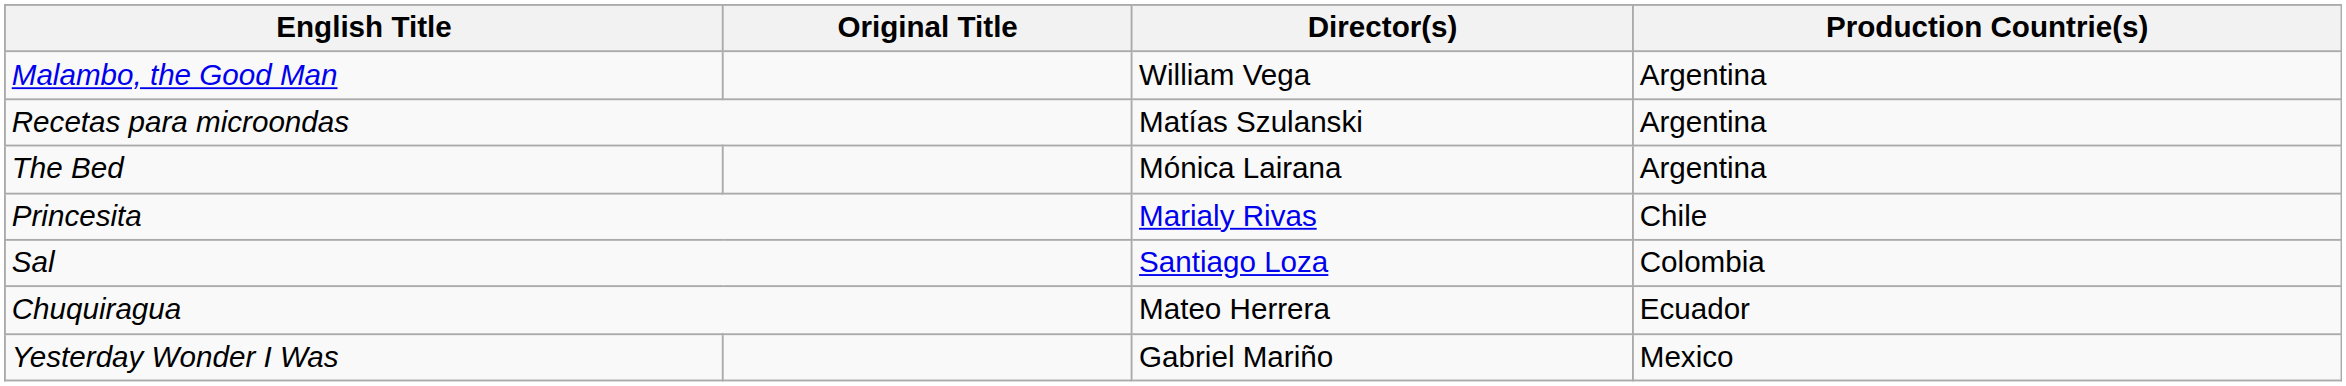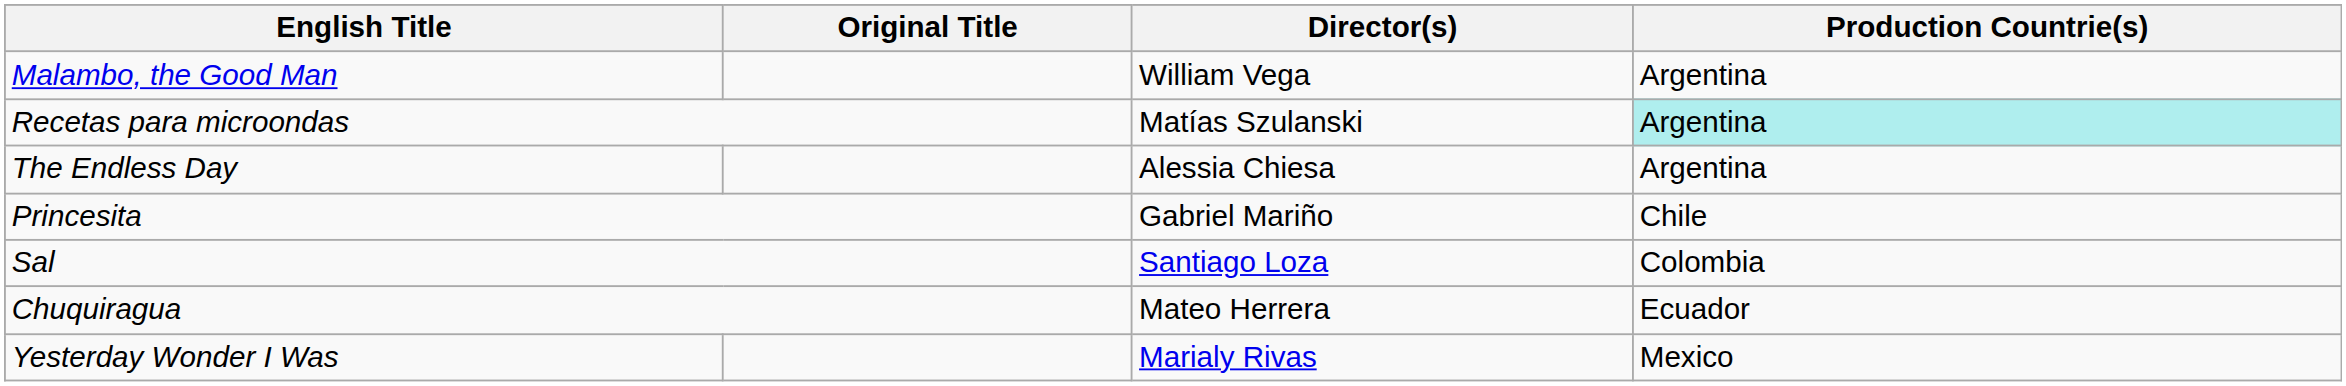(1703, 121) no background -> (1703, 121) paleturquoise background
- row: (68, 168)
+ row: (124, 168)
(1228, 215) Marialy Rivas -> (1236, 215) Gabriel Mariño
(1236, 356) Gabriel Mariño -> (1228, 356) Marialy Rivas
